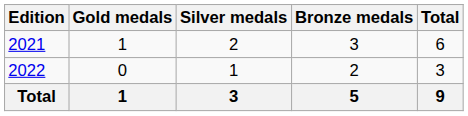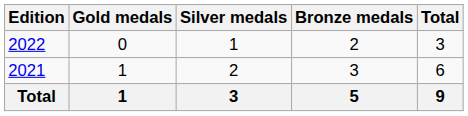rows swapped: (27, 44) <-> (27, 70)
